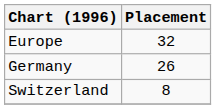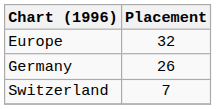(166, 91) 8 -> (166, 91) 7
